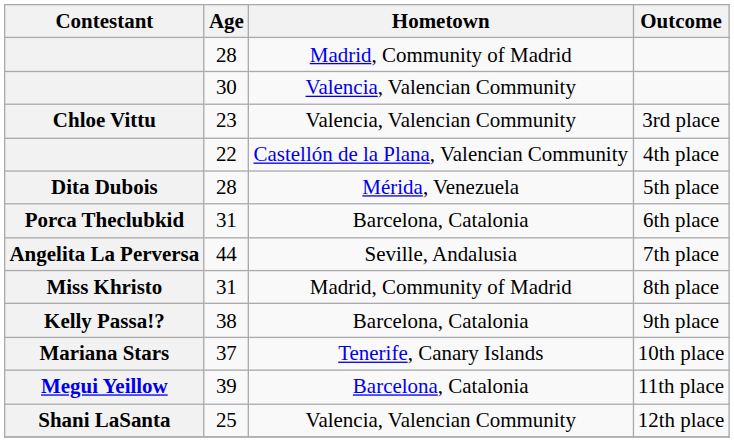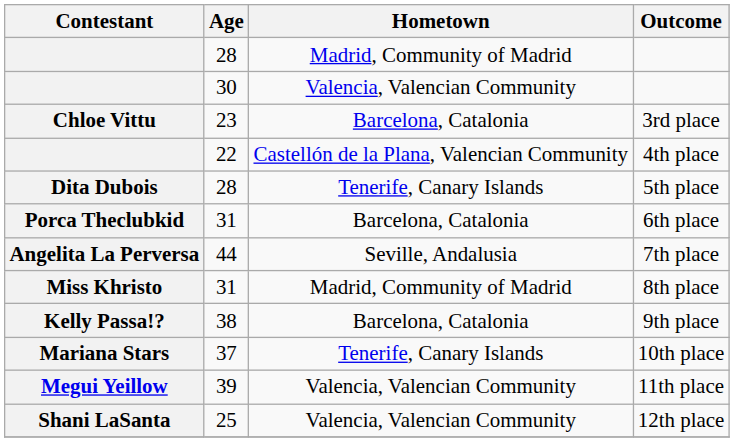(441, 120) Valencia, Valencian Community -> (441, 120) Barcelona, Catalonia
(441, 187) Mérida, Venezuela -> (441, 187) Tenerife, Canary Islands
(441, 386) Barcelona, Catalonia -> (441, 386) Valencia, Valencian Community
